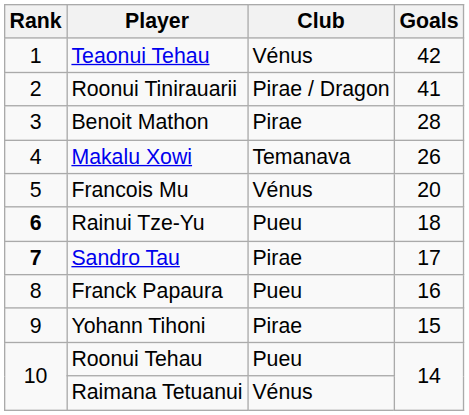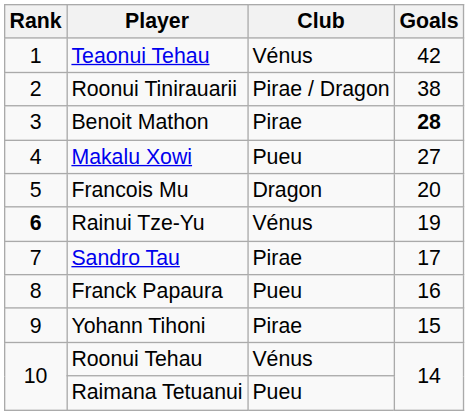(429, 88) 41 -> (429, 88) 38
(429, 122) normal -> (429, 122) bold
(301, 156) Temanava -> (277, 156) Pueu
(429, 156) 26 -> (429, 156) 27
(283, 190) Vénus -> (287, 190) Dragon
(277, 223) Pueu -> (283, 223) Vénus
(429, 223) 18 -> (429, 223) 19
(36, 257) bold -> (36, 257) normal
(277, 358) Pueu -> (283, 358) Vénus
(283, 392) Vénus -> (277, 392) Pueu
